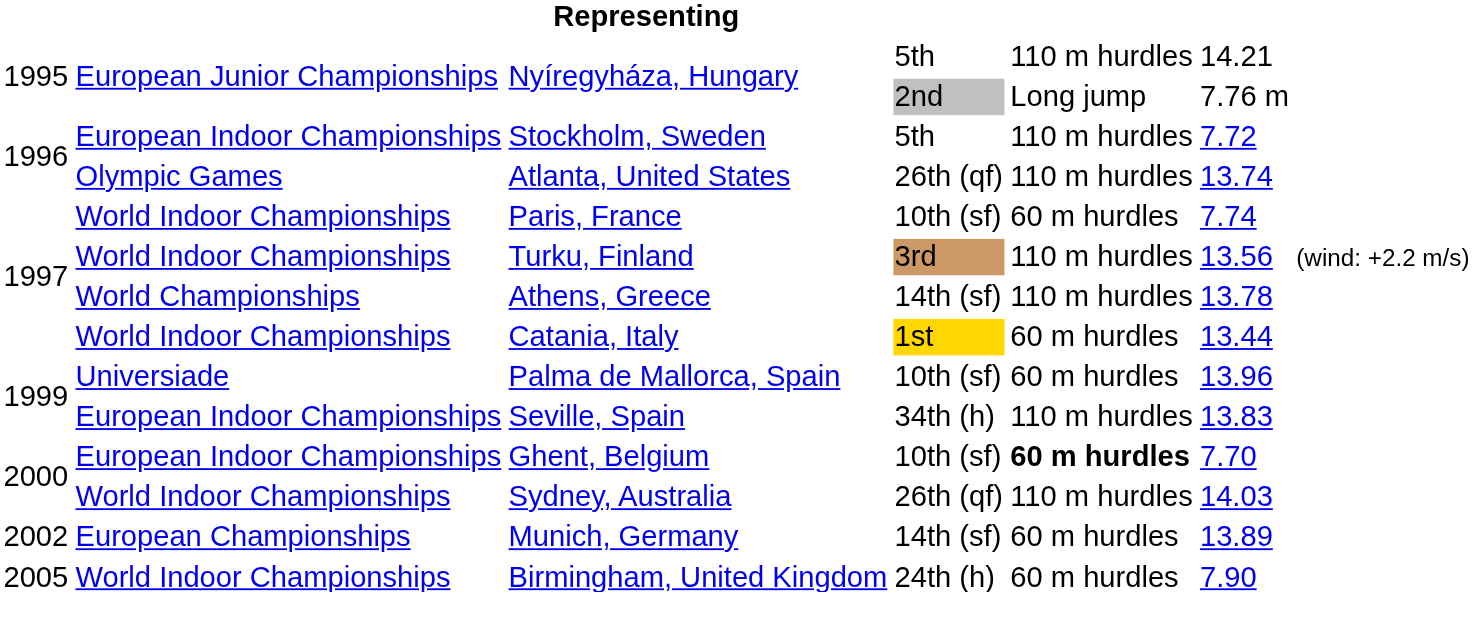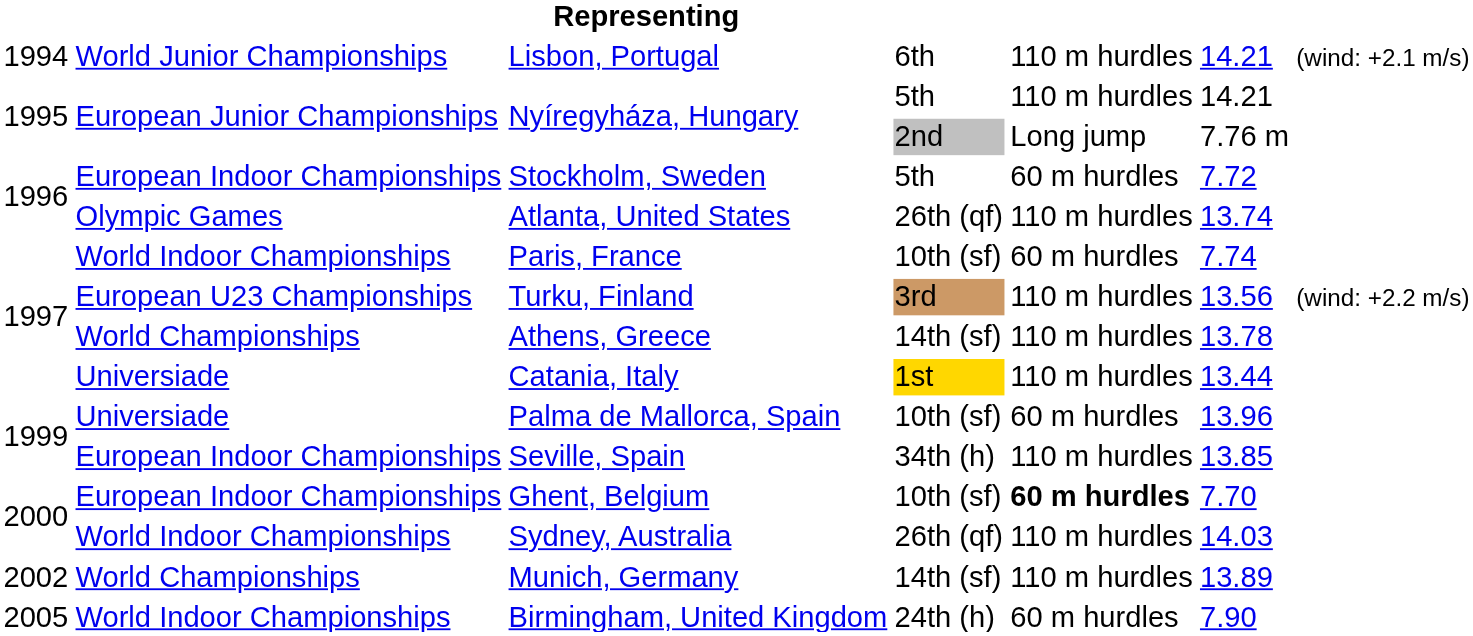+ row: (614, 56)
(1102, 136) 110 m hurdles -> (1094, 176) 60 m hurdles
(263, 256) World Indoor Championships -> (274, 296) European U23 Championships
(263, 336) World Indoor Championships -> (152, 376) Universiade
(1094, 336) 60 m hurdles -> (1102, 376) 110 m hurdles
(1236, 416) 13.83 -> (1236, 456) 13.85
(243, 536) European Championships -> (218, 576) World Championships
(1094, 536) 60 m hurdles -> (1102, 576) 110 m hurdles
